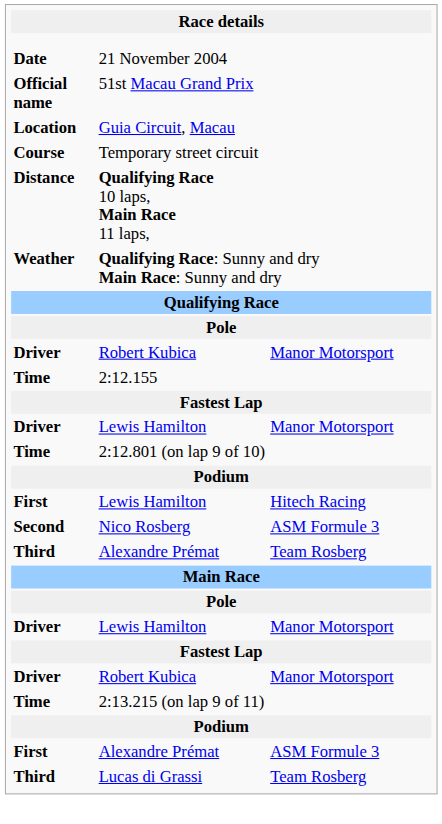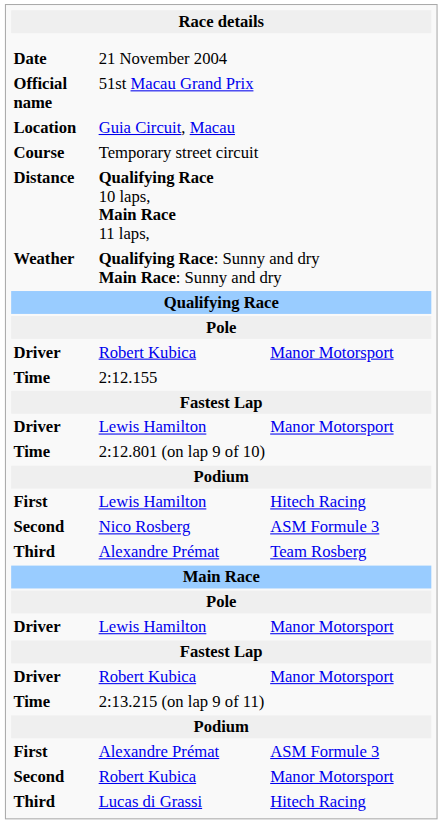+ row: (39, 776)
(318, 776) Team Rosberg -> (318, 801) Hitech Racing
